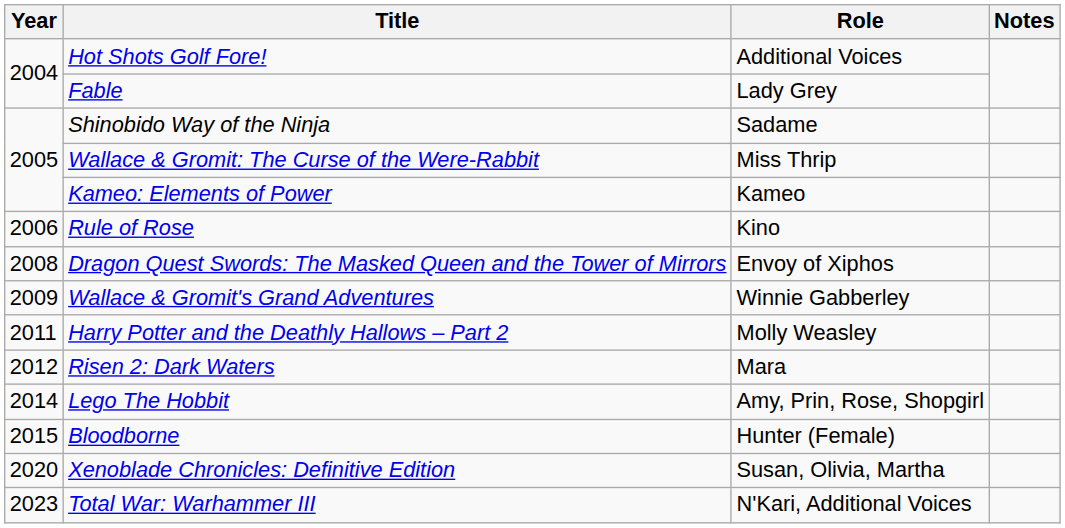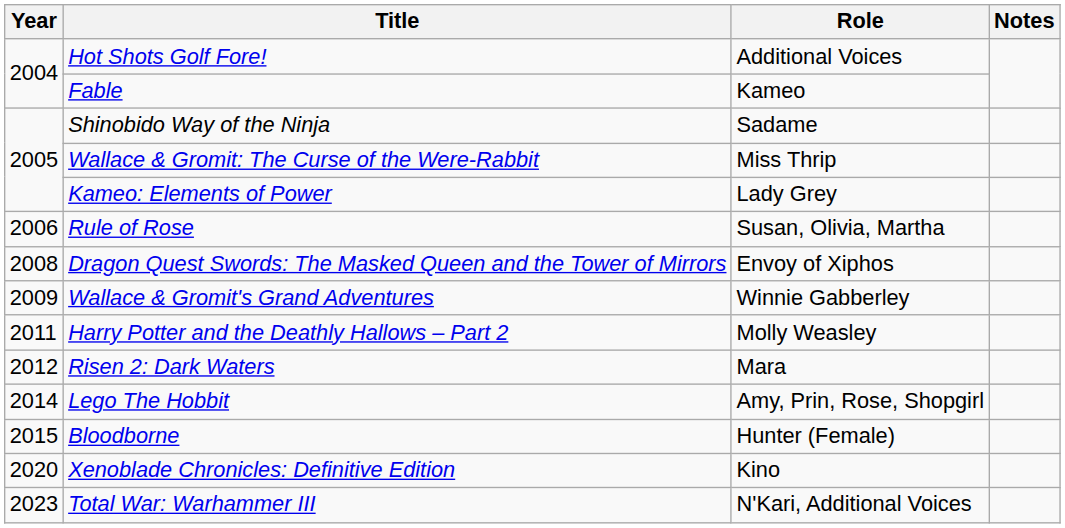(787, 90) Lady Grey -> (771, 90) Kameo
(771, 194) Kameo -> (787, 194) Lady Grey
(758, 228) Kino -> (841, 228) Susan, Olivia, Martha
(841, 470) Susan, Olivia, Martha -> (758, 470) Kino
